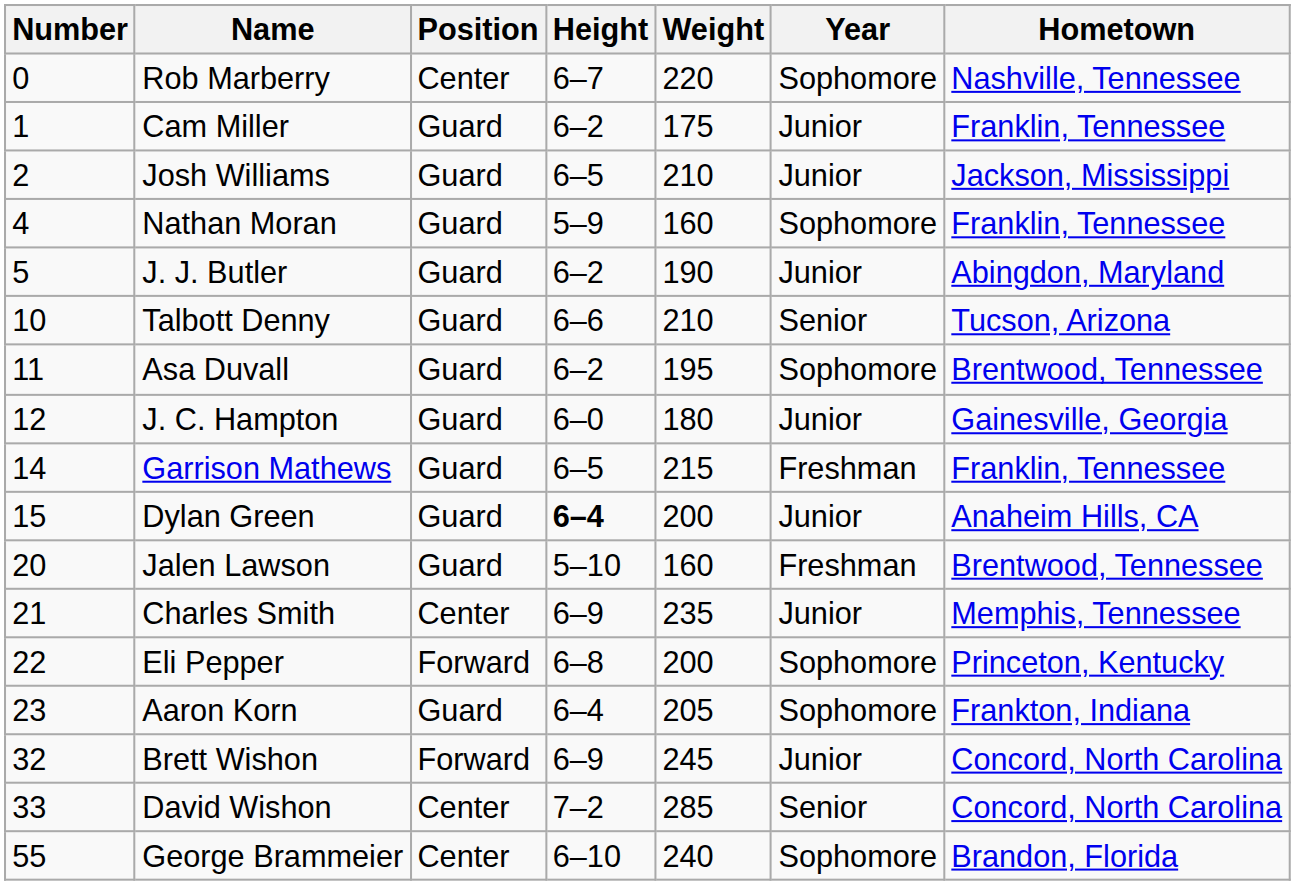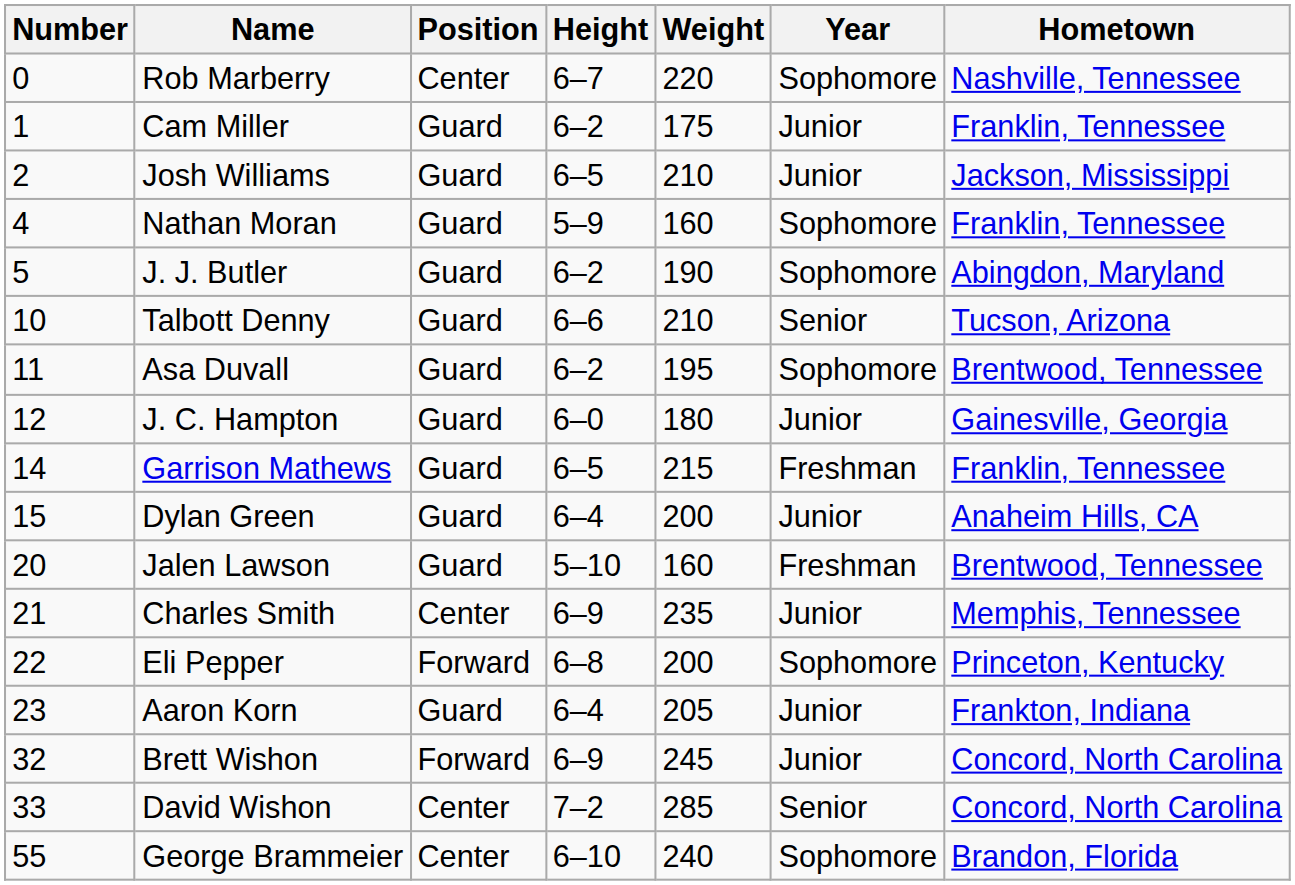(820, 273) Junior -> (858, 273) Sophomore
(578, 516) bold -> (578, 516) normal
(858, 710) Sophomore -> (820, 710) Junior
